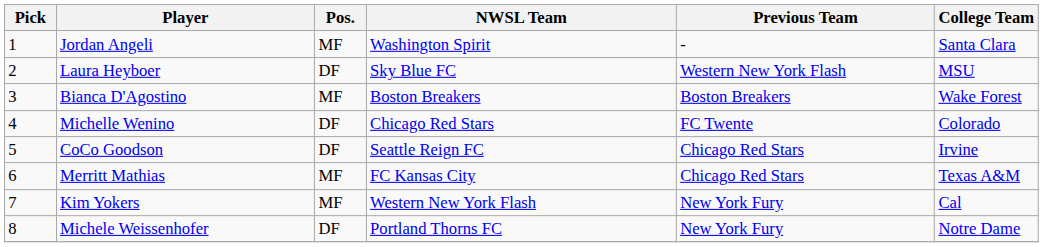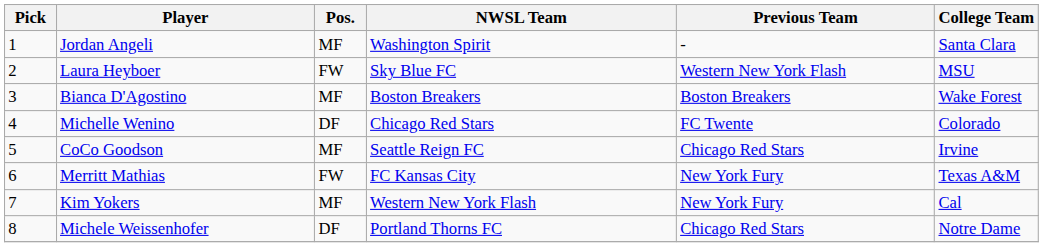(329, 70) DF -> (331, 70) FW
(329, 149) DF -> (330, 149) MF
(330, 176) MF -> (331, 176) FW
(742, 176) Chicago Red Stars -> (732, 176) New York Fury
(732, 228) New York Fury -> (742, 228) Chicago Red Stars
